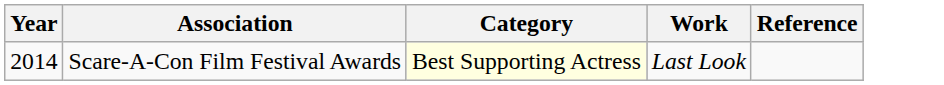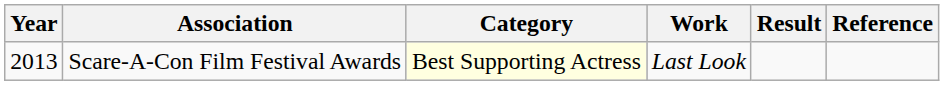+ column: (789, 23)
(34, 60) 2014 -> (34, 60) 2013
